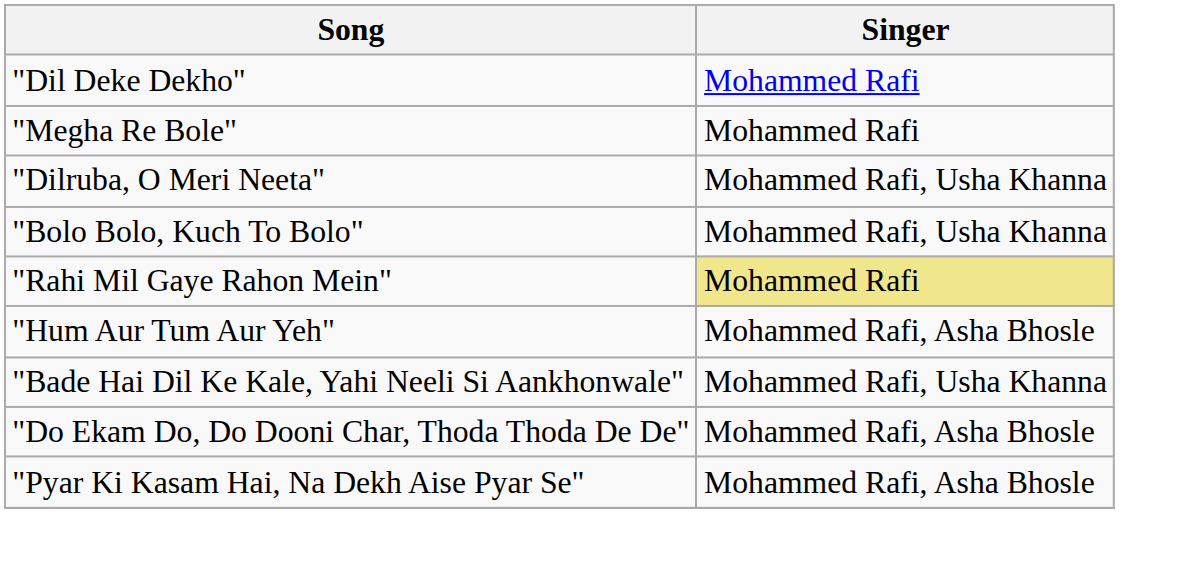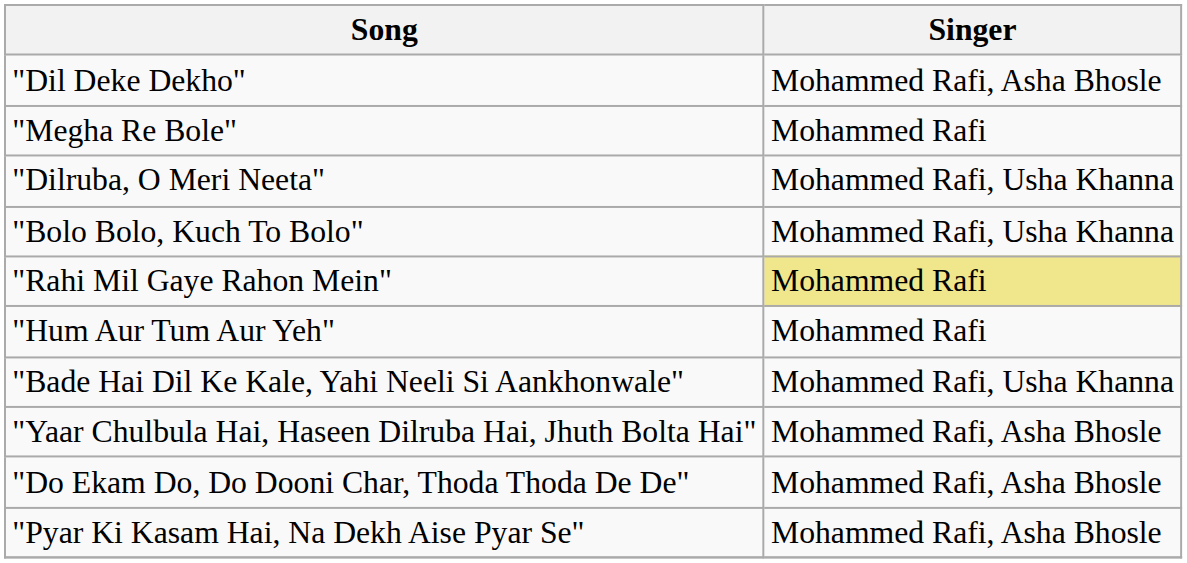(812, 79) Mohammed Rafi -> (966, 79) Mohammed Rafi, Asha Bhosle
(899, 331) Mohammed Rafi, Asha Bhosle -> (879, 331) Mohammed Rafi
+ row: (384, 431)
